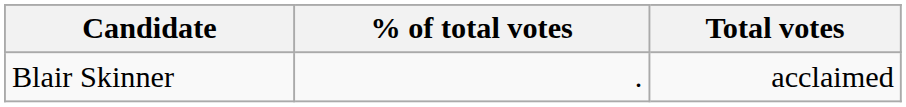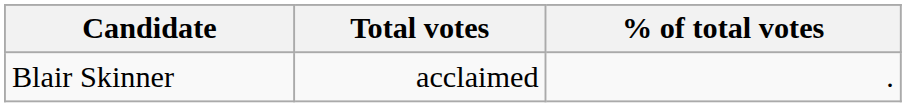columns swapped: (775, 28) <-> (472, 28)
